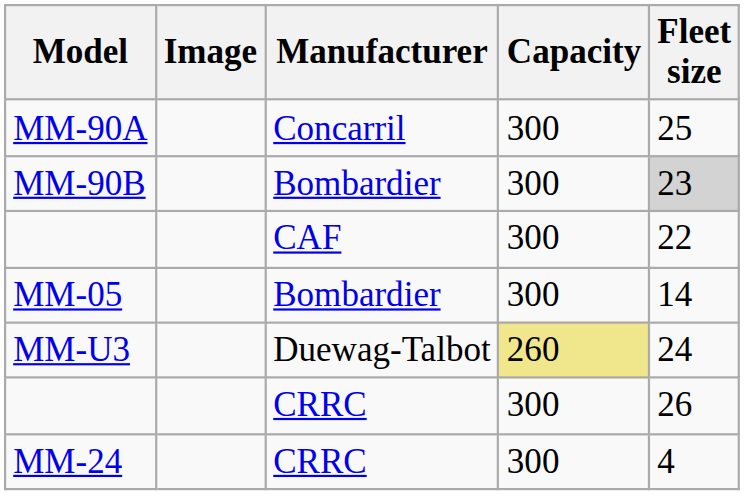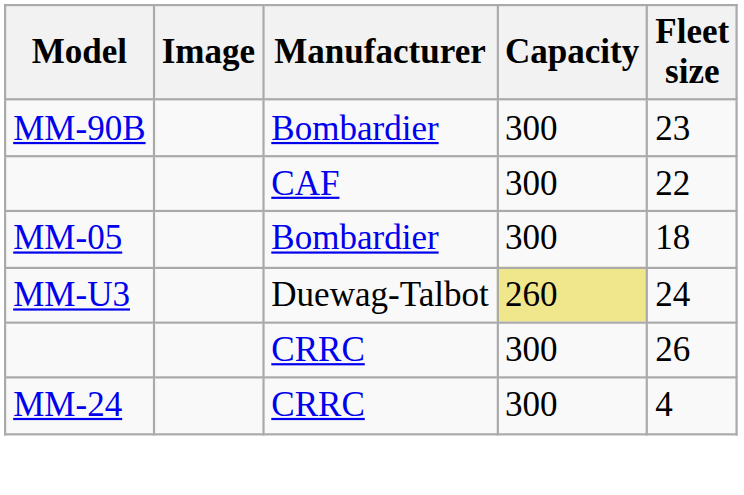- row: (80, 127)
(675, 182) lightgrey background -> (673, 127) no background
(675, 293) 14 -> (673, 238) 18
